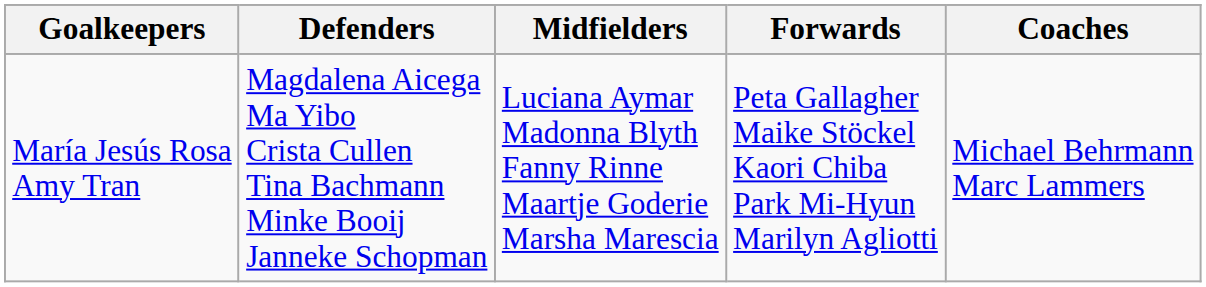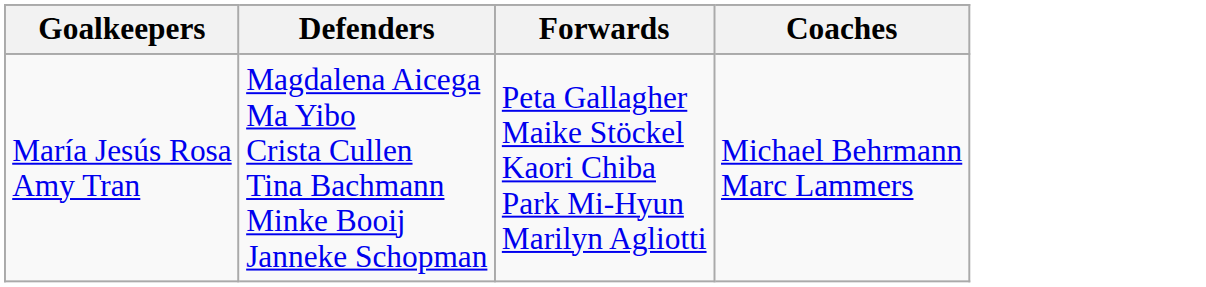- column: (610, 29)
